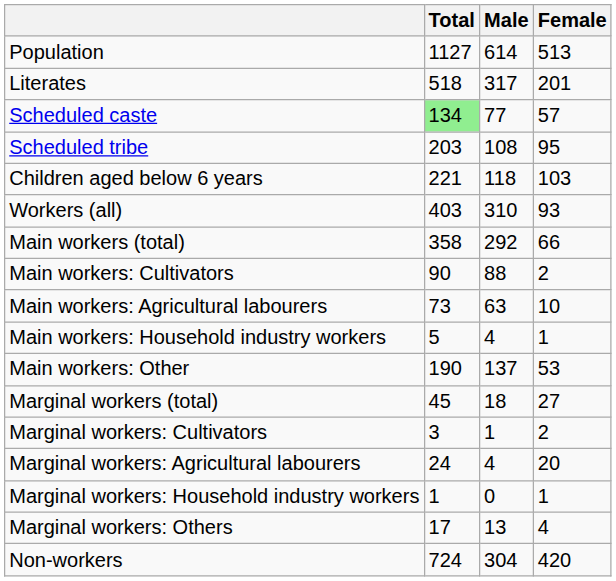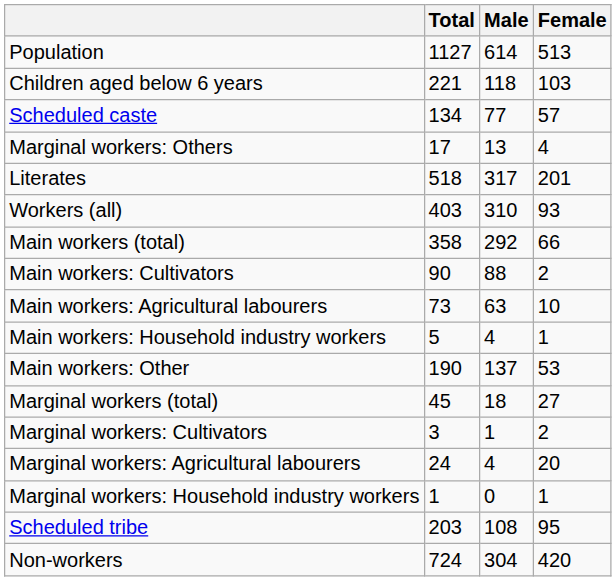rows swapped: (136, 178) <-> (48, 83)
(445, 115) lightgreen background -> (445, 115) no background
rows swapped: (79, 147) <-> (121, 527)
